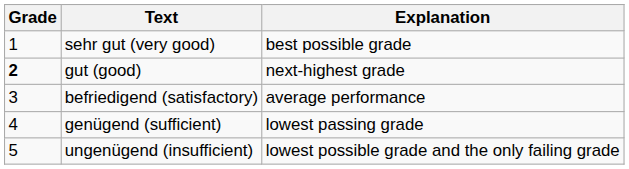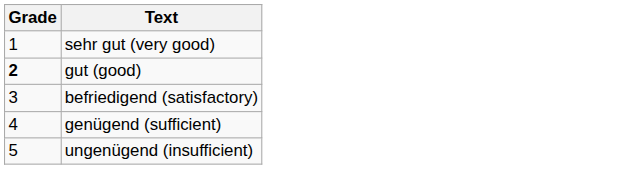- column: (443, 17)
